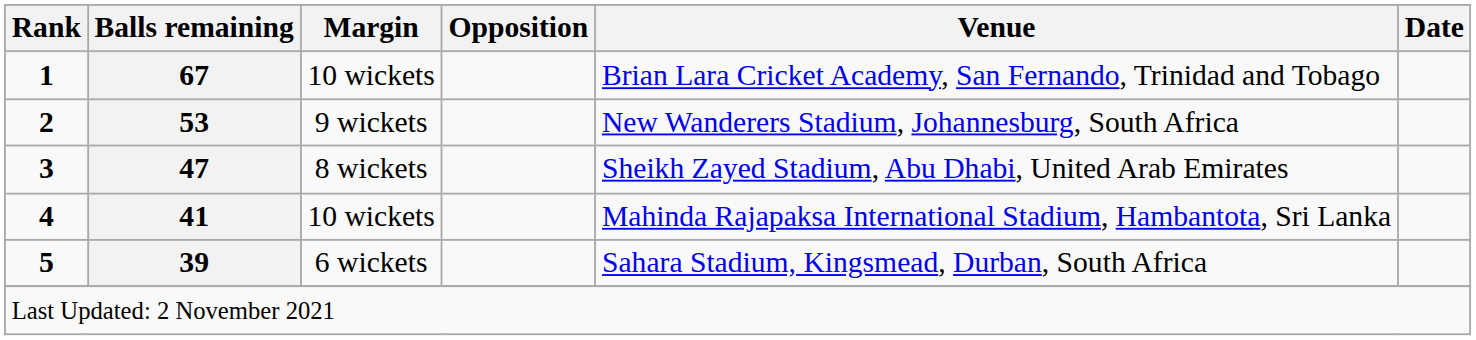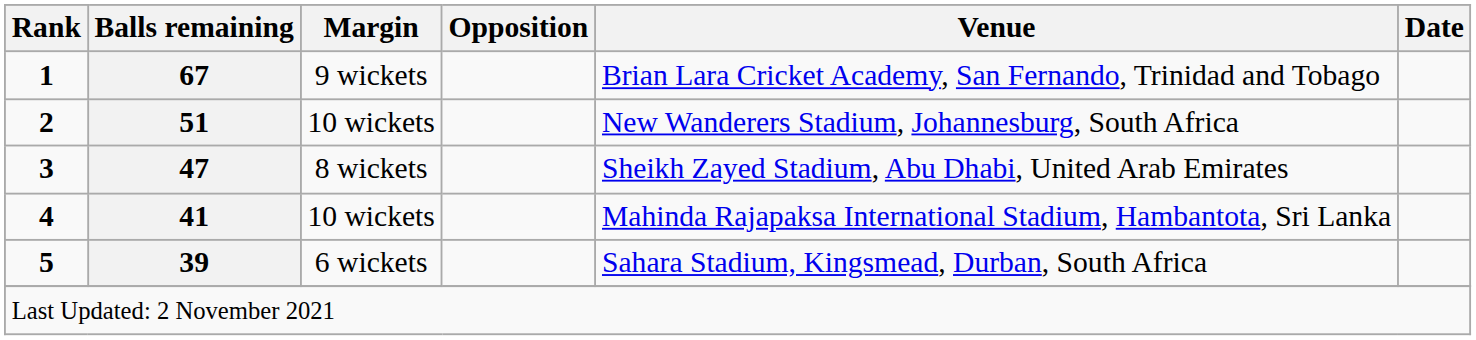(371, 74) 10 wickets -> (371, 74) 9 wickets
(194, 121) 53 -> (194, 121) 51
(371, 121) 9 wickets -> (371, 121) 10 wickets
